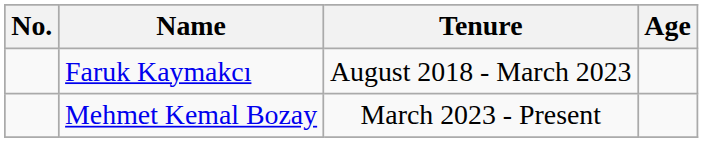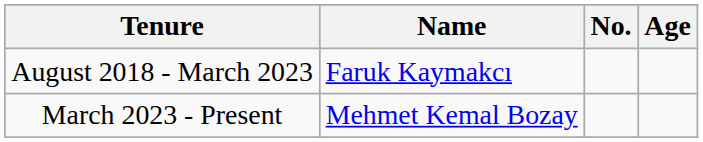columns swapped: (32, 26) <-> (481, 26)
